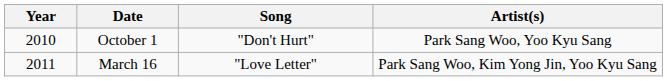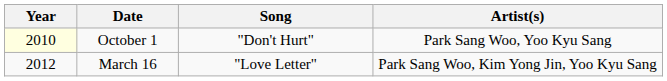(41, 40) no background -> (41, 40) lightyellow background
(41, 64) 2011 -> (41, 64) 2012
